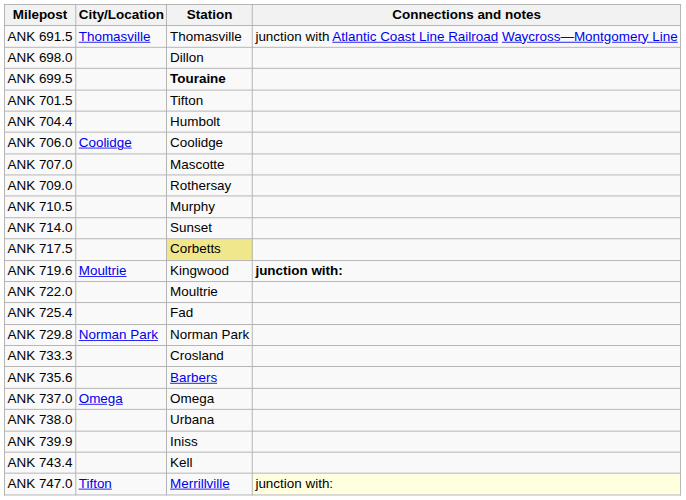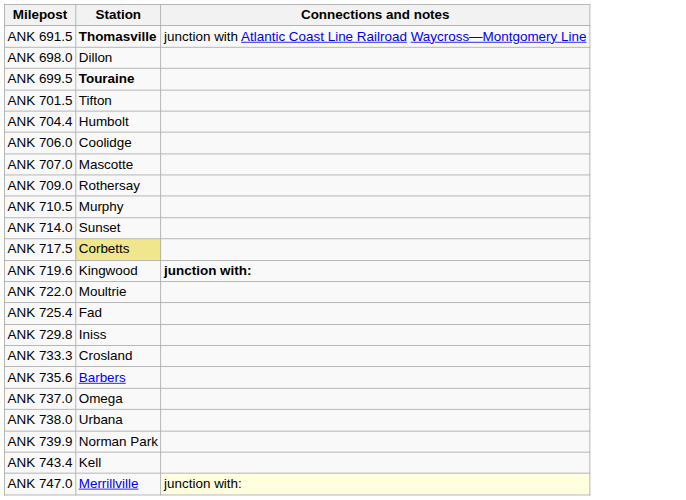- column: (121, 15)
(206, 36) normal -> (118, 36) bold
(210, 334) Norman Park -> (93, 334) Iniss
(184, 441) Iniss -> (118, 441) Norman Park
